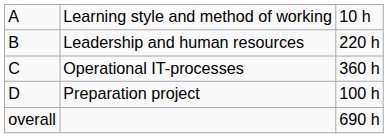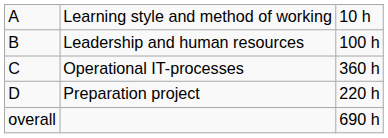(360, 42) 220 h -> (360, 42) 100 h
(360, 94) 100 h -> (360, 94) 220 h
